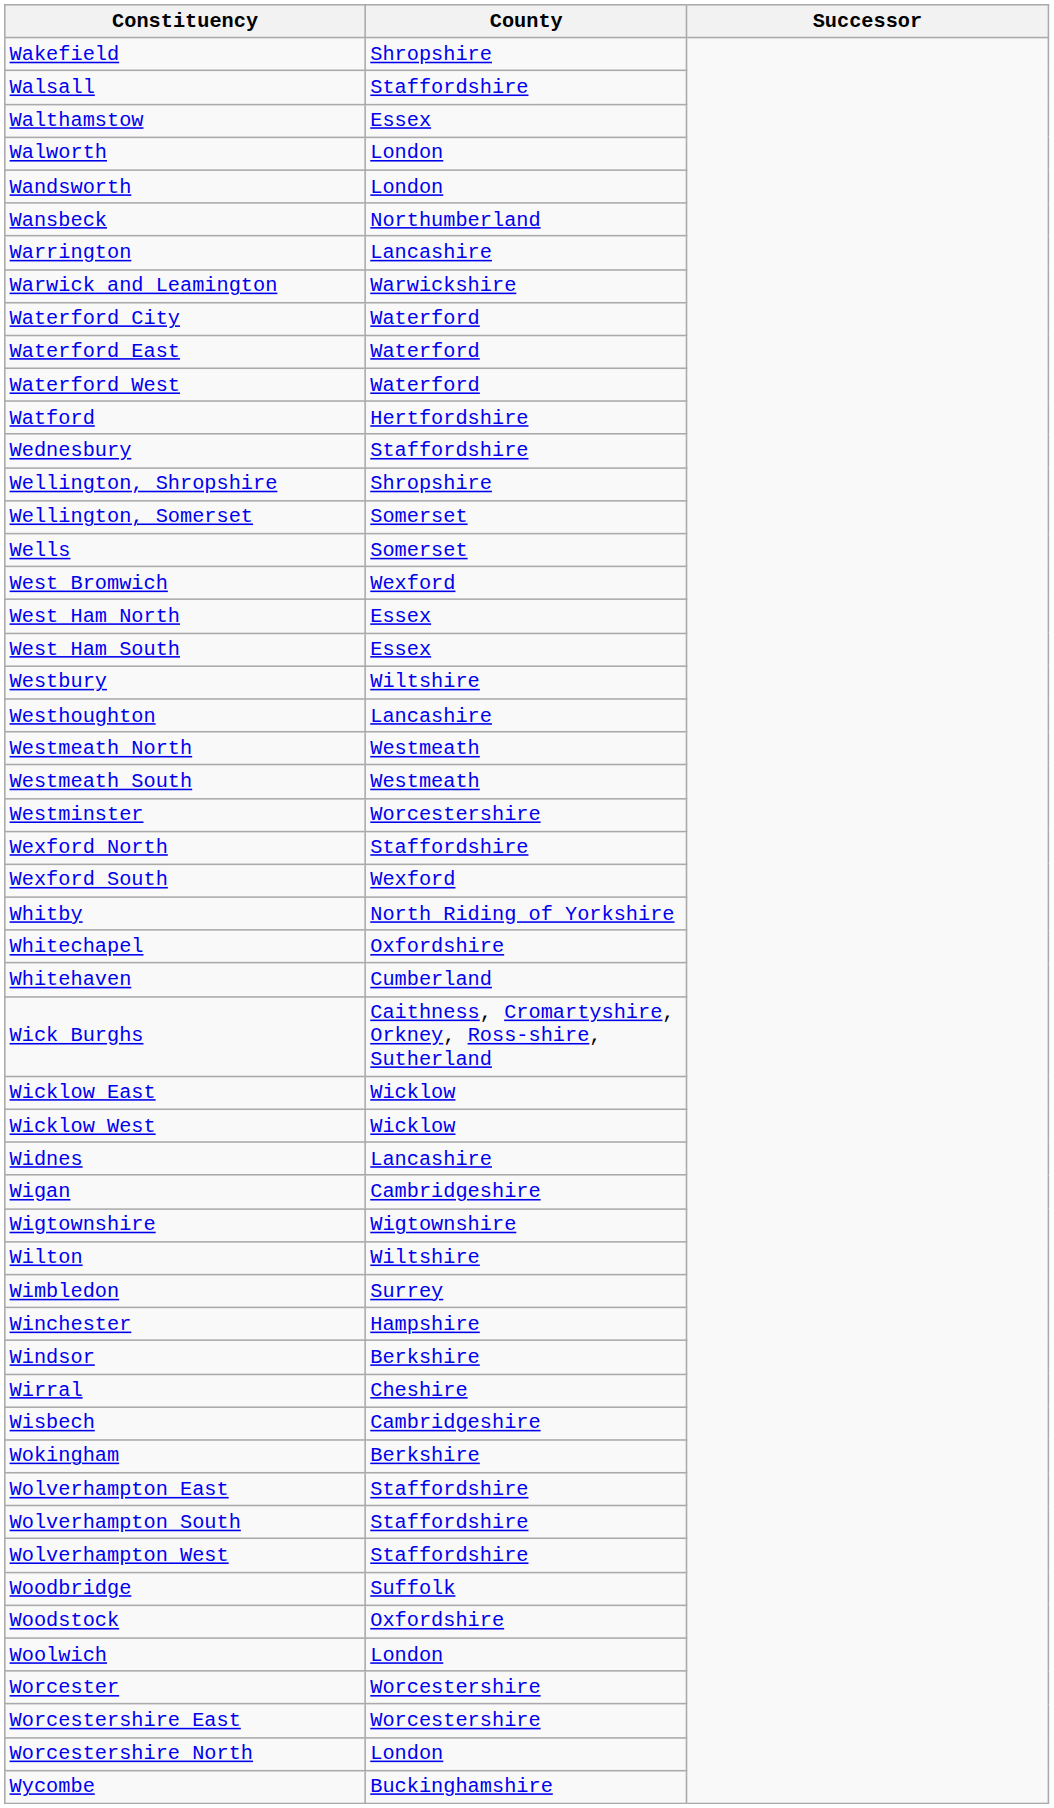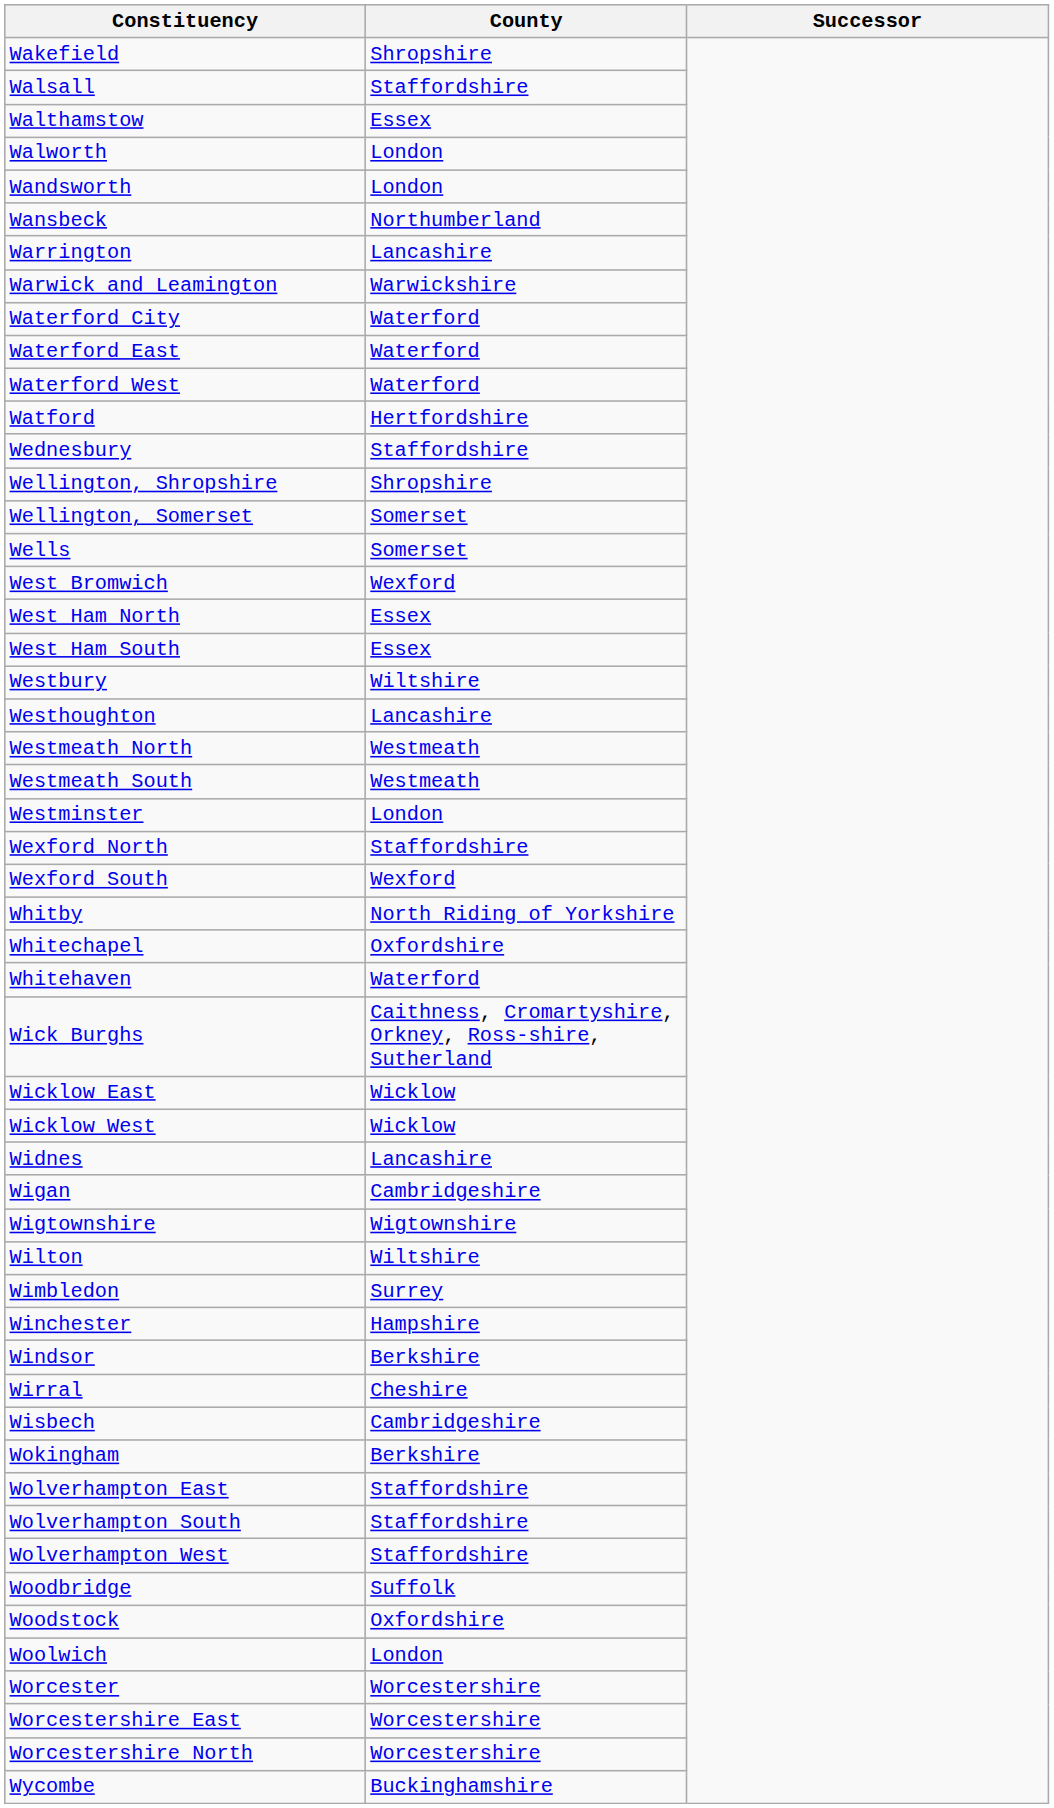(455, 815) Worcestershire -> (407, 815) London
(431, 980) Cumberland -> (425, 980) Waterford
(407, 1754) London -> (455, 1754) Worcestershire
